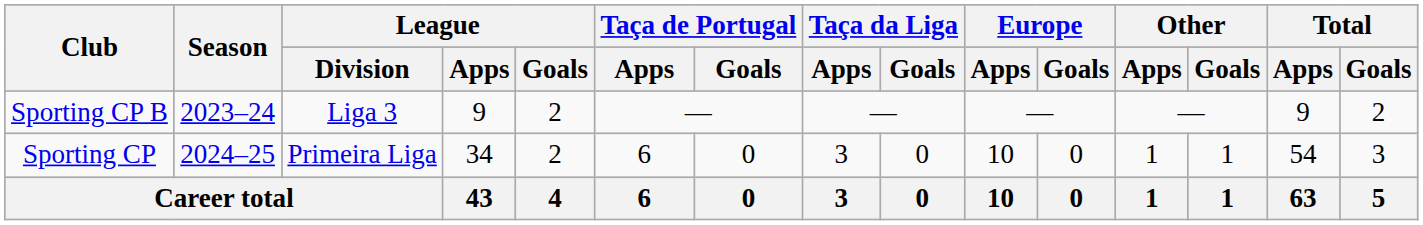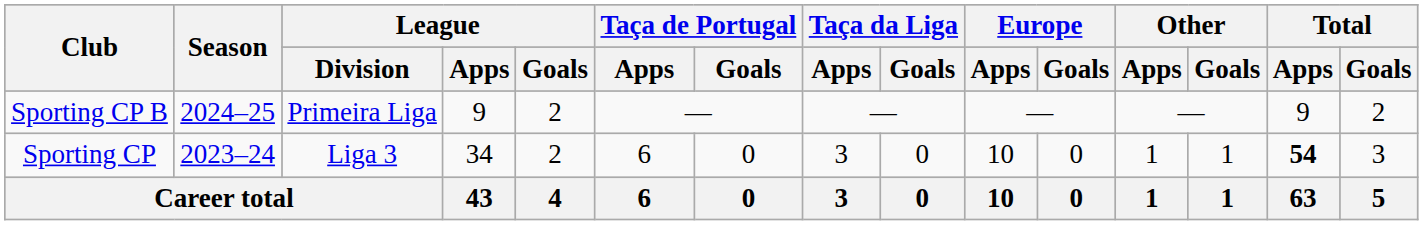(228, 111) 2023–24 -> (228, 111) 2024–25
(362, 111) Liga 3 -> (362, 111) Primeira Liga
(228, 154) 2024–25 -> (228, 154) 2023–24
(362, 154) Primeira Liga -> (362, 154) Liga 3
(1303, 154) normal -> (1303, 154) bold
